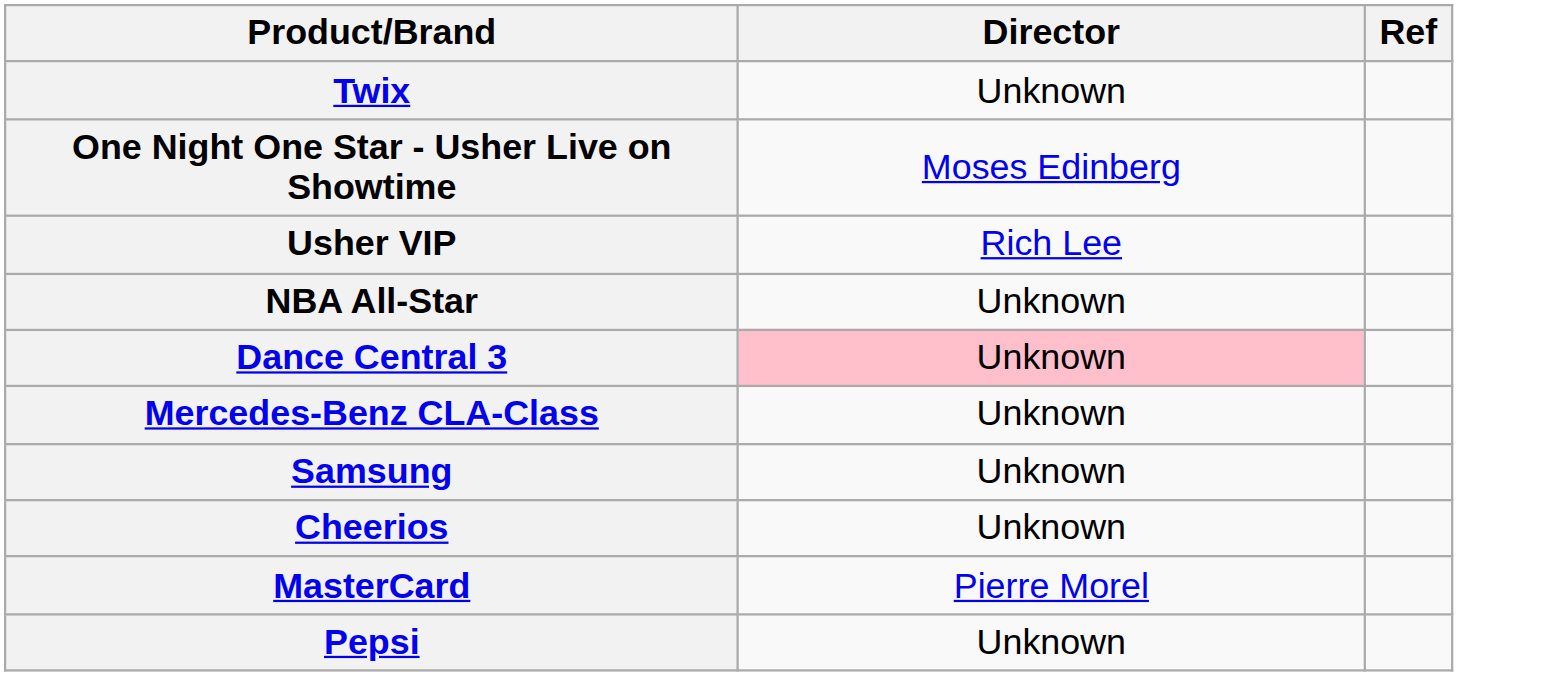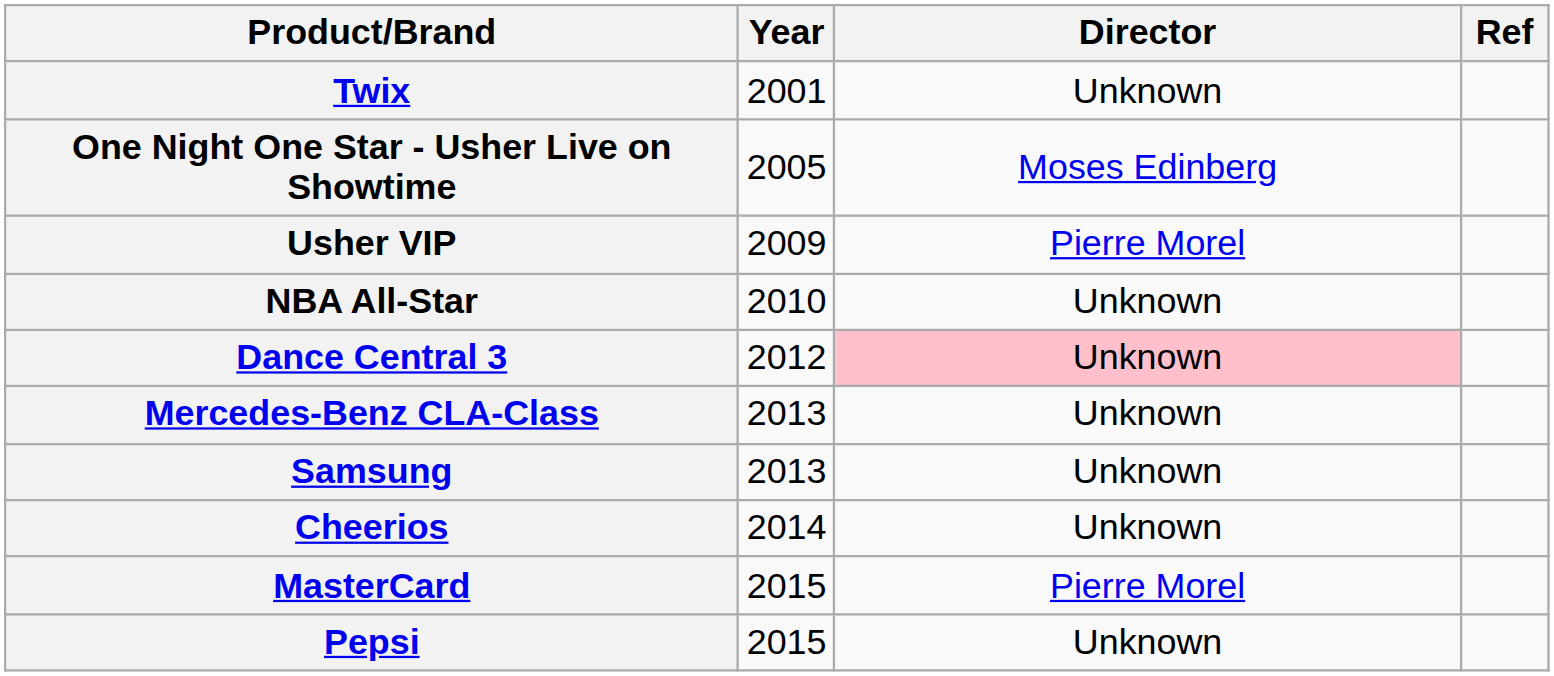+ column: (787, 32)
(1051, 243) Rich Lee -> (1148, 243) Pierre Morel
